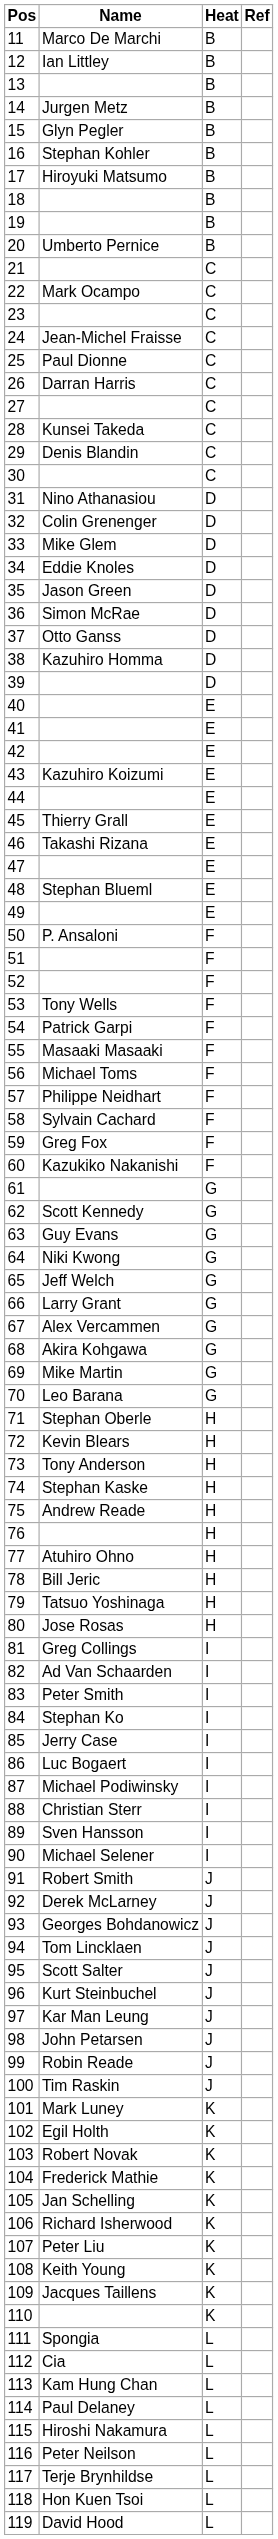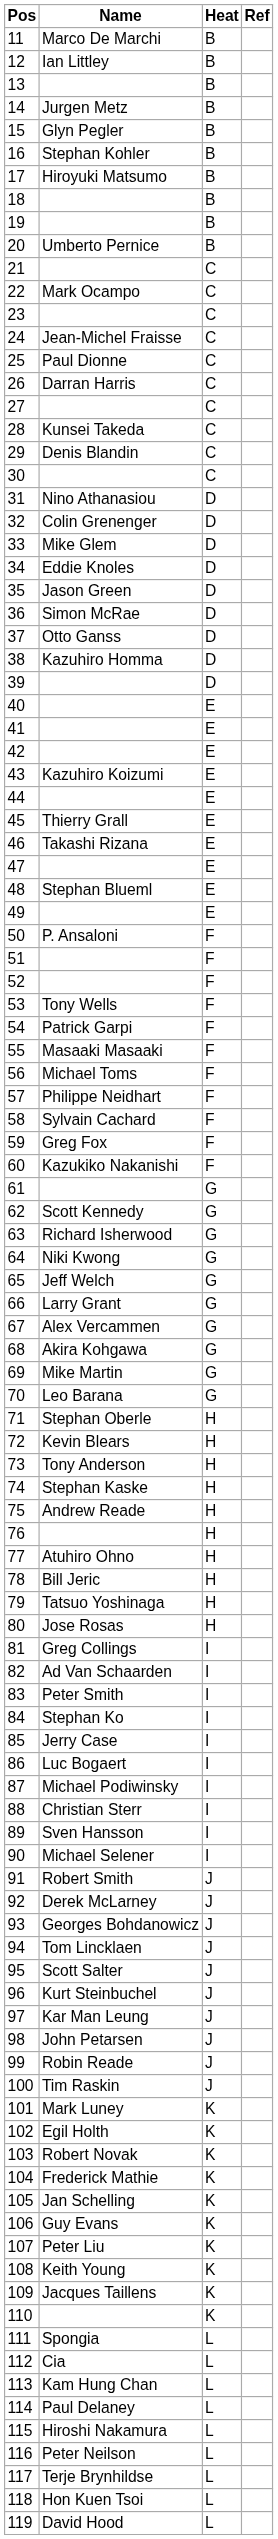(80, 1235) Guy Evans -> (107, 1235) Richard Isherwood
(107, 2224) Richard Isherwood -> (80, 2224) Guy Evans
